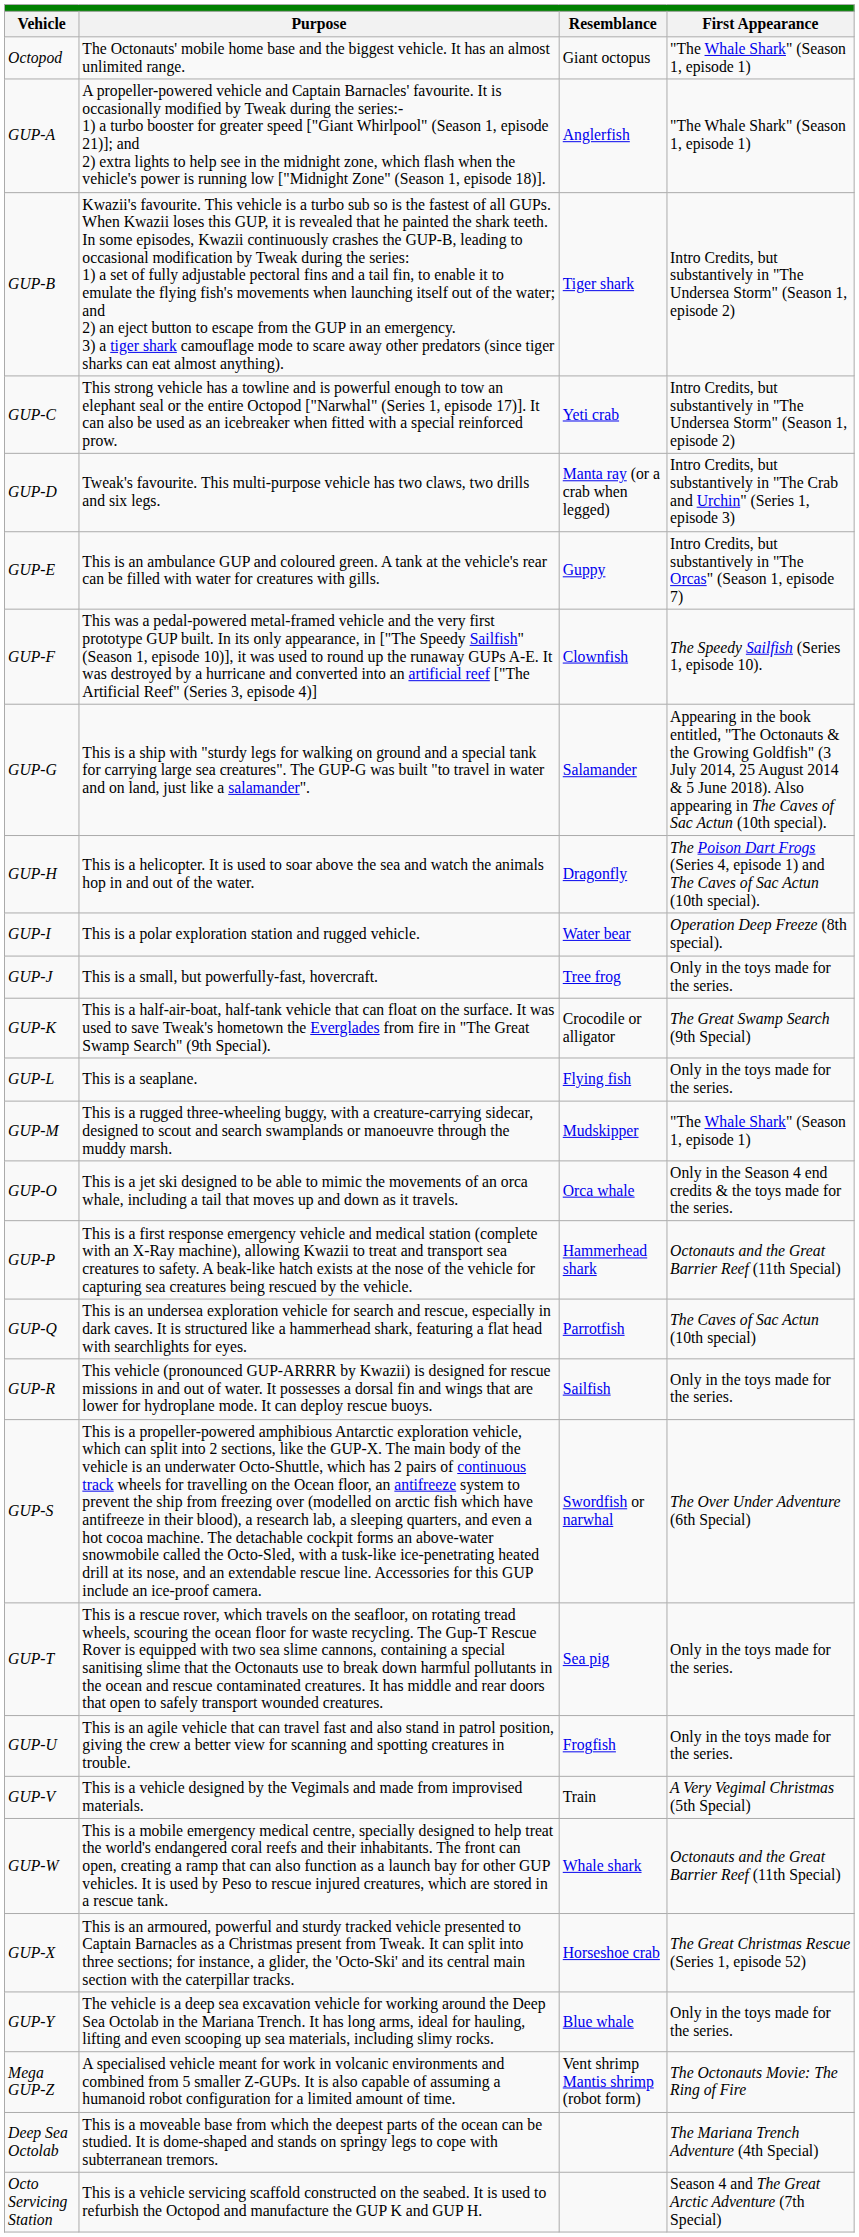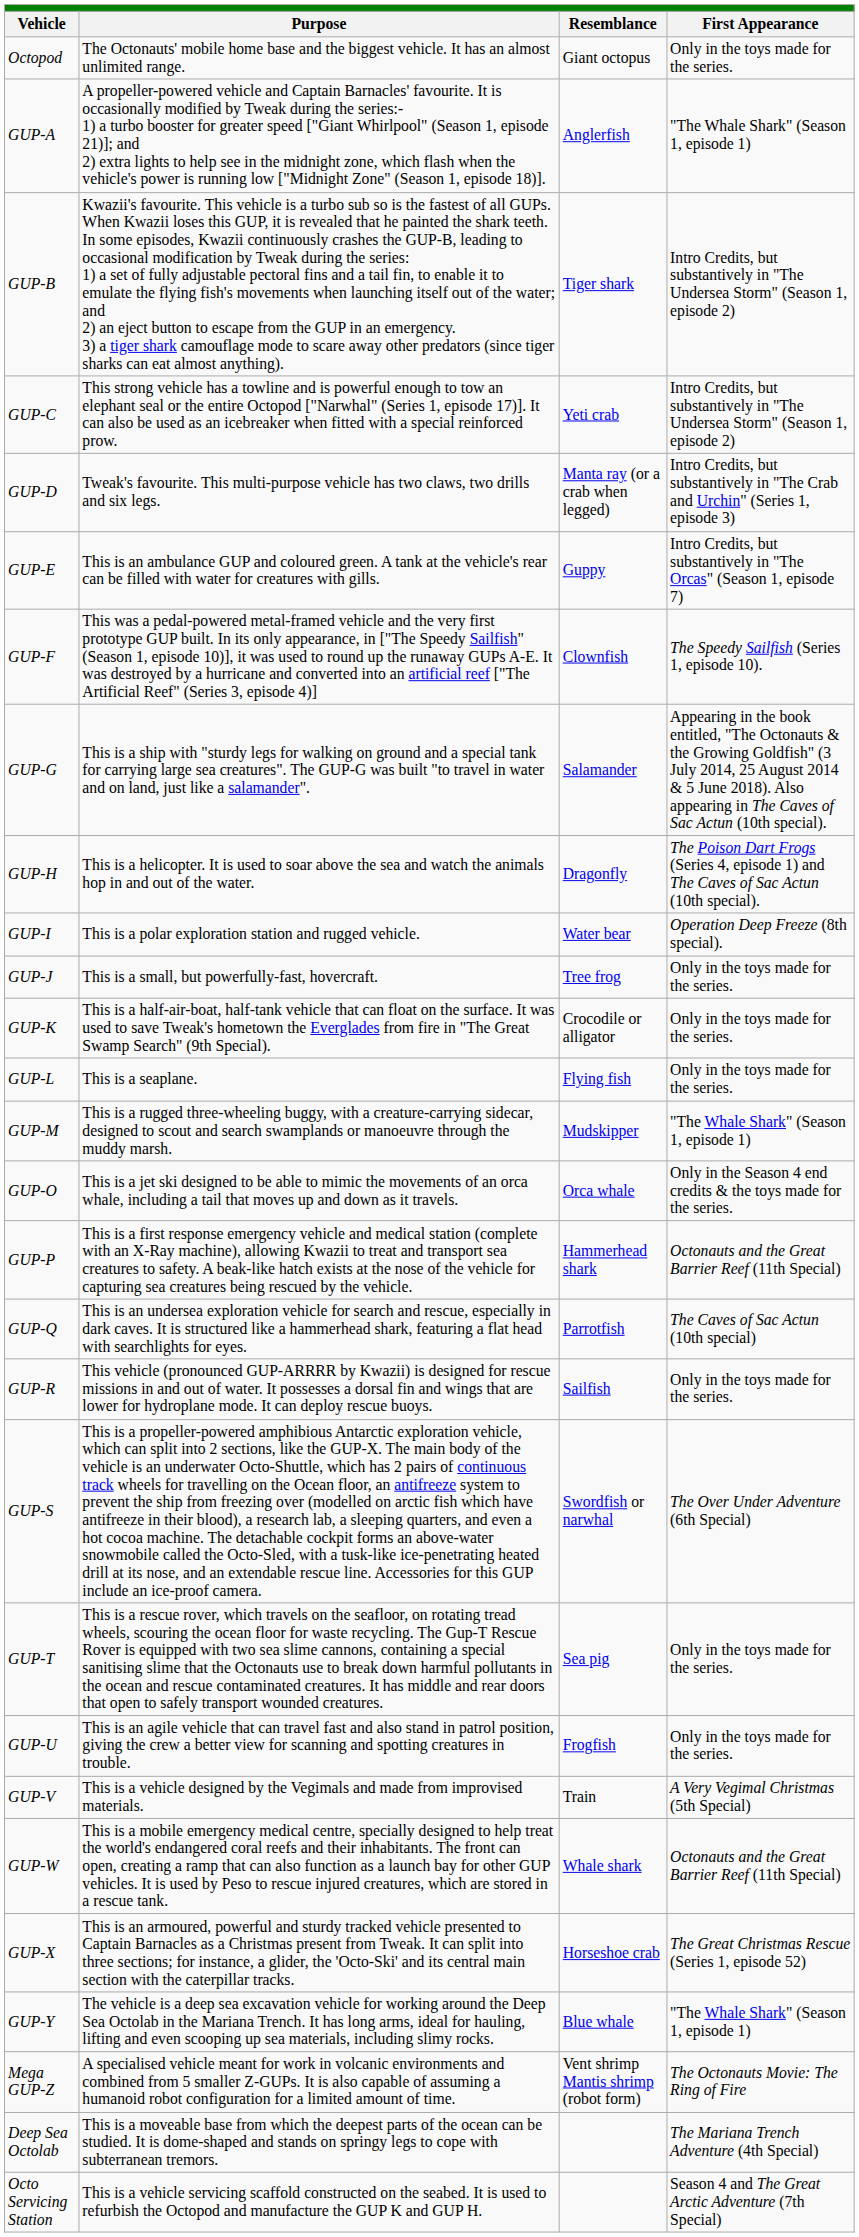(758, 57) "The Whale Shark" (Season 1, episode 1) -> (750, 57) Only in the toys made for the series.
(750, 1028) The Great Swamp Search (9th Special) -> (750, 1028) Only in the toys made for the series.
(750, 2021) Only in the toys made for the series. -> (758, 2021) "The Whale Shark" (Season 1, episode 1)
